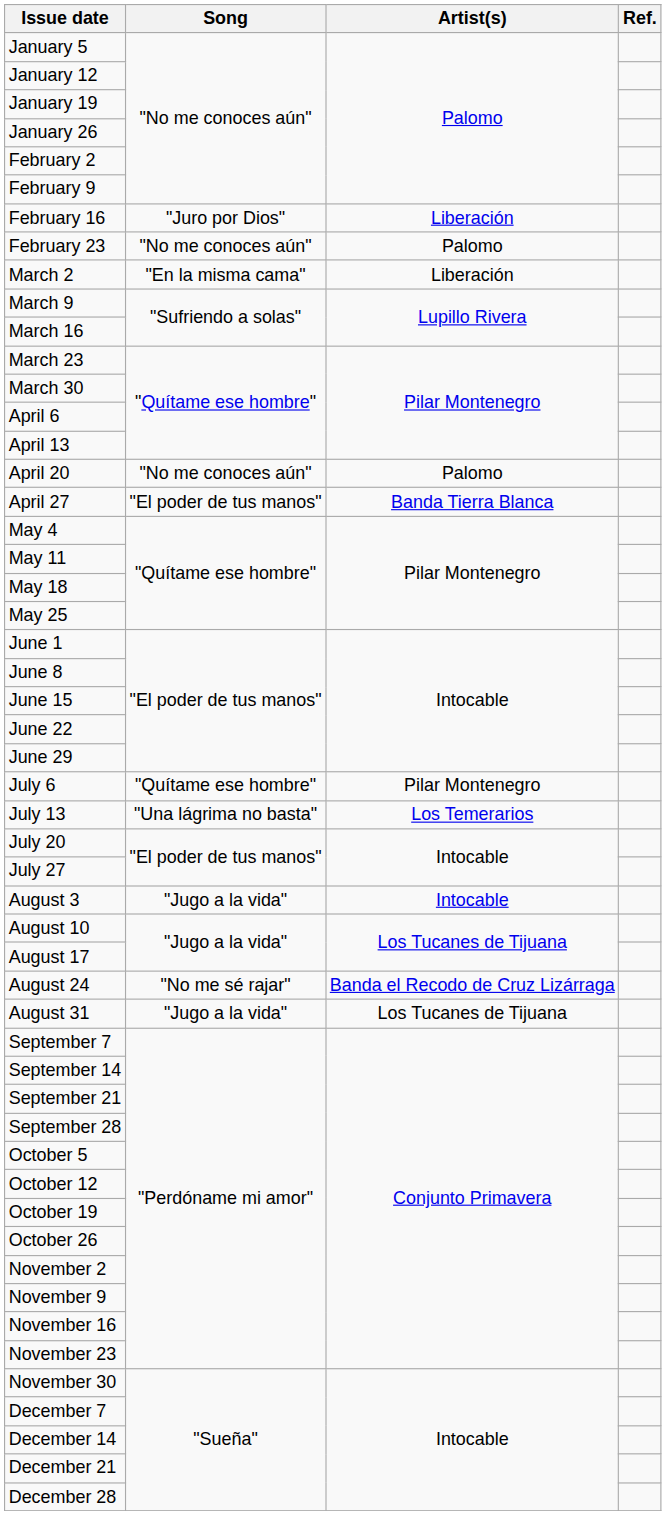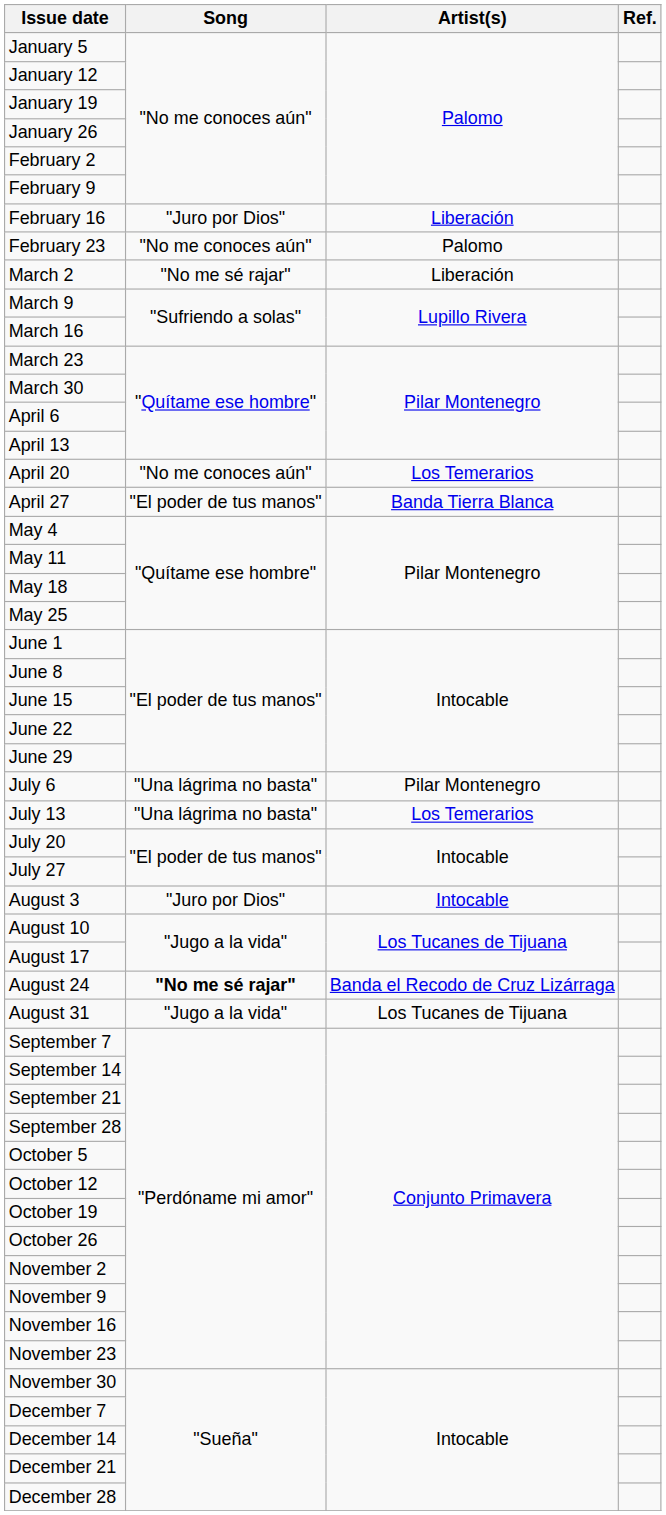(226, 274) "En la misma cama" -> (226, 274) "No me sé rajar"
(472, 473) Palomo -> (472, 473) Los Temerarios
(226, 786) "Quítame ese hombre" -> (226, 786) "Una lágrima no basta"
(226, 899) "Jugo a la vida" -> (226, 899) "Juro por Dios"
(226, 984) normal -> (226, 984) bold
